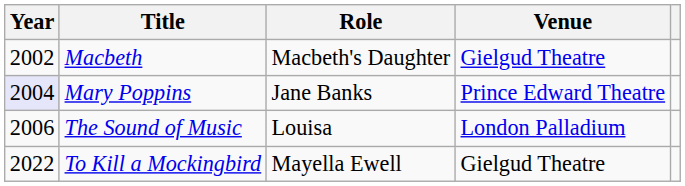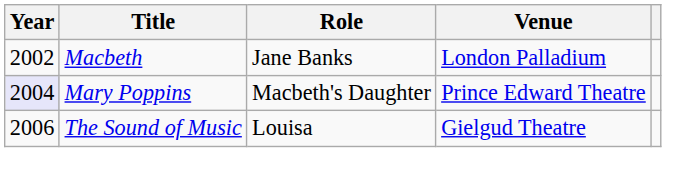(361, 57) Macbeth's Daughter -> (302, 57) Jane Banks
(533, 57) Gielgud Theatre -> (524, 57) London Palladium
(322, 92) Jane Banks -> (341, 92) Macbeth's Daughter
(543, 127) London Palladium -> (513, 127) Gielgud Theatre
- row: (163, 163)
